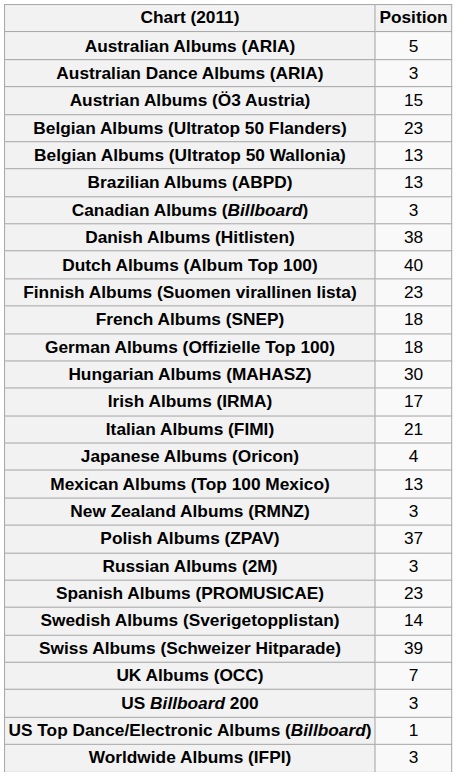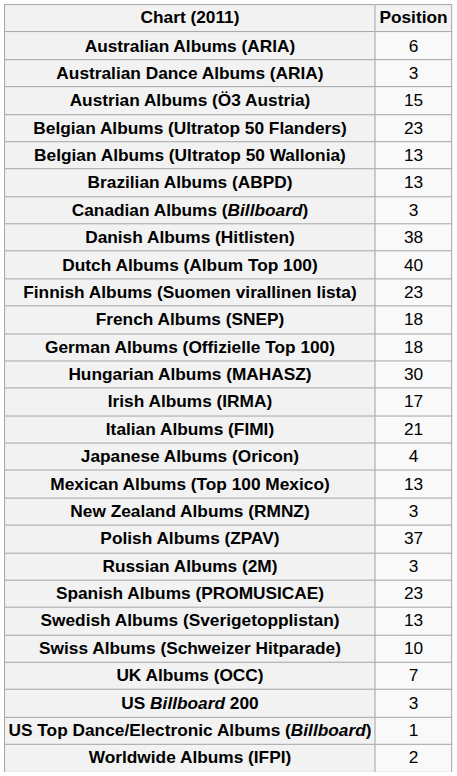(413, 45) 5 -> (413, 45) 6
(413, 621) 14 -> (413, 621) 13
(413, 648) 39 -> (413, 648) 10
(413, 758) 3 -> (413, 758) 2
